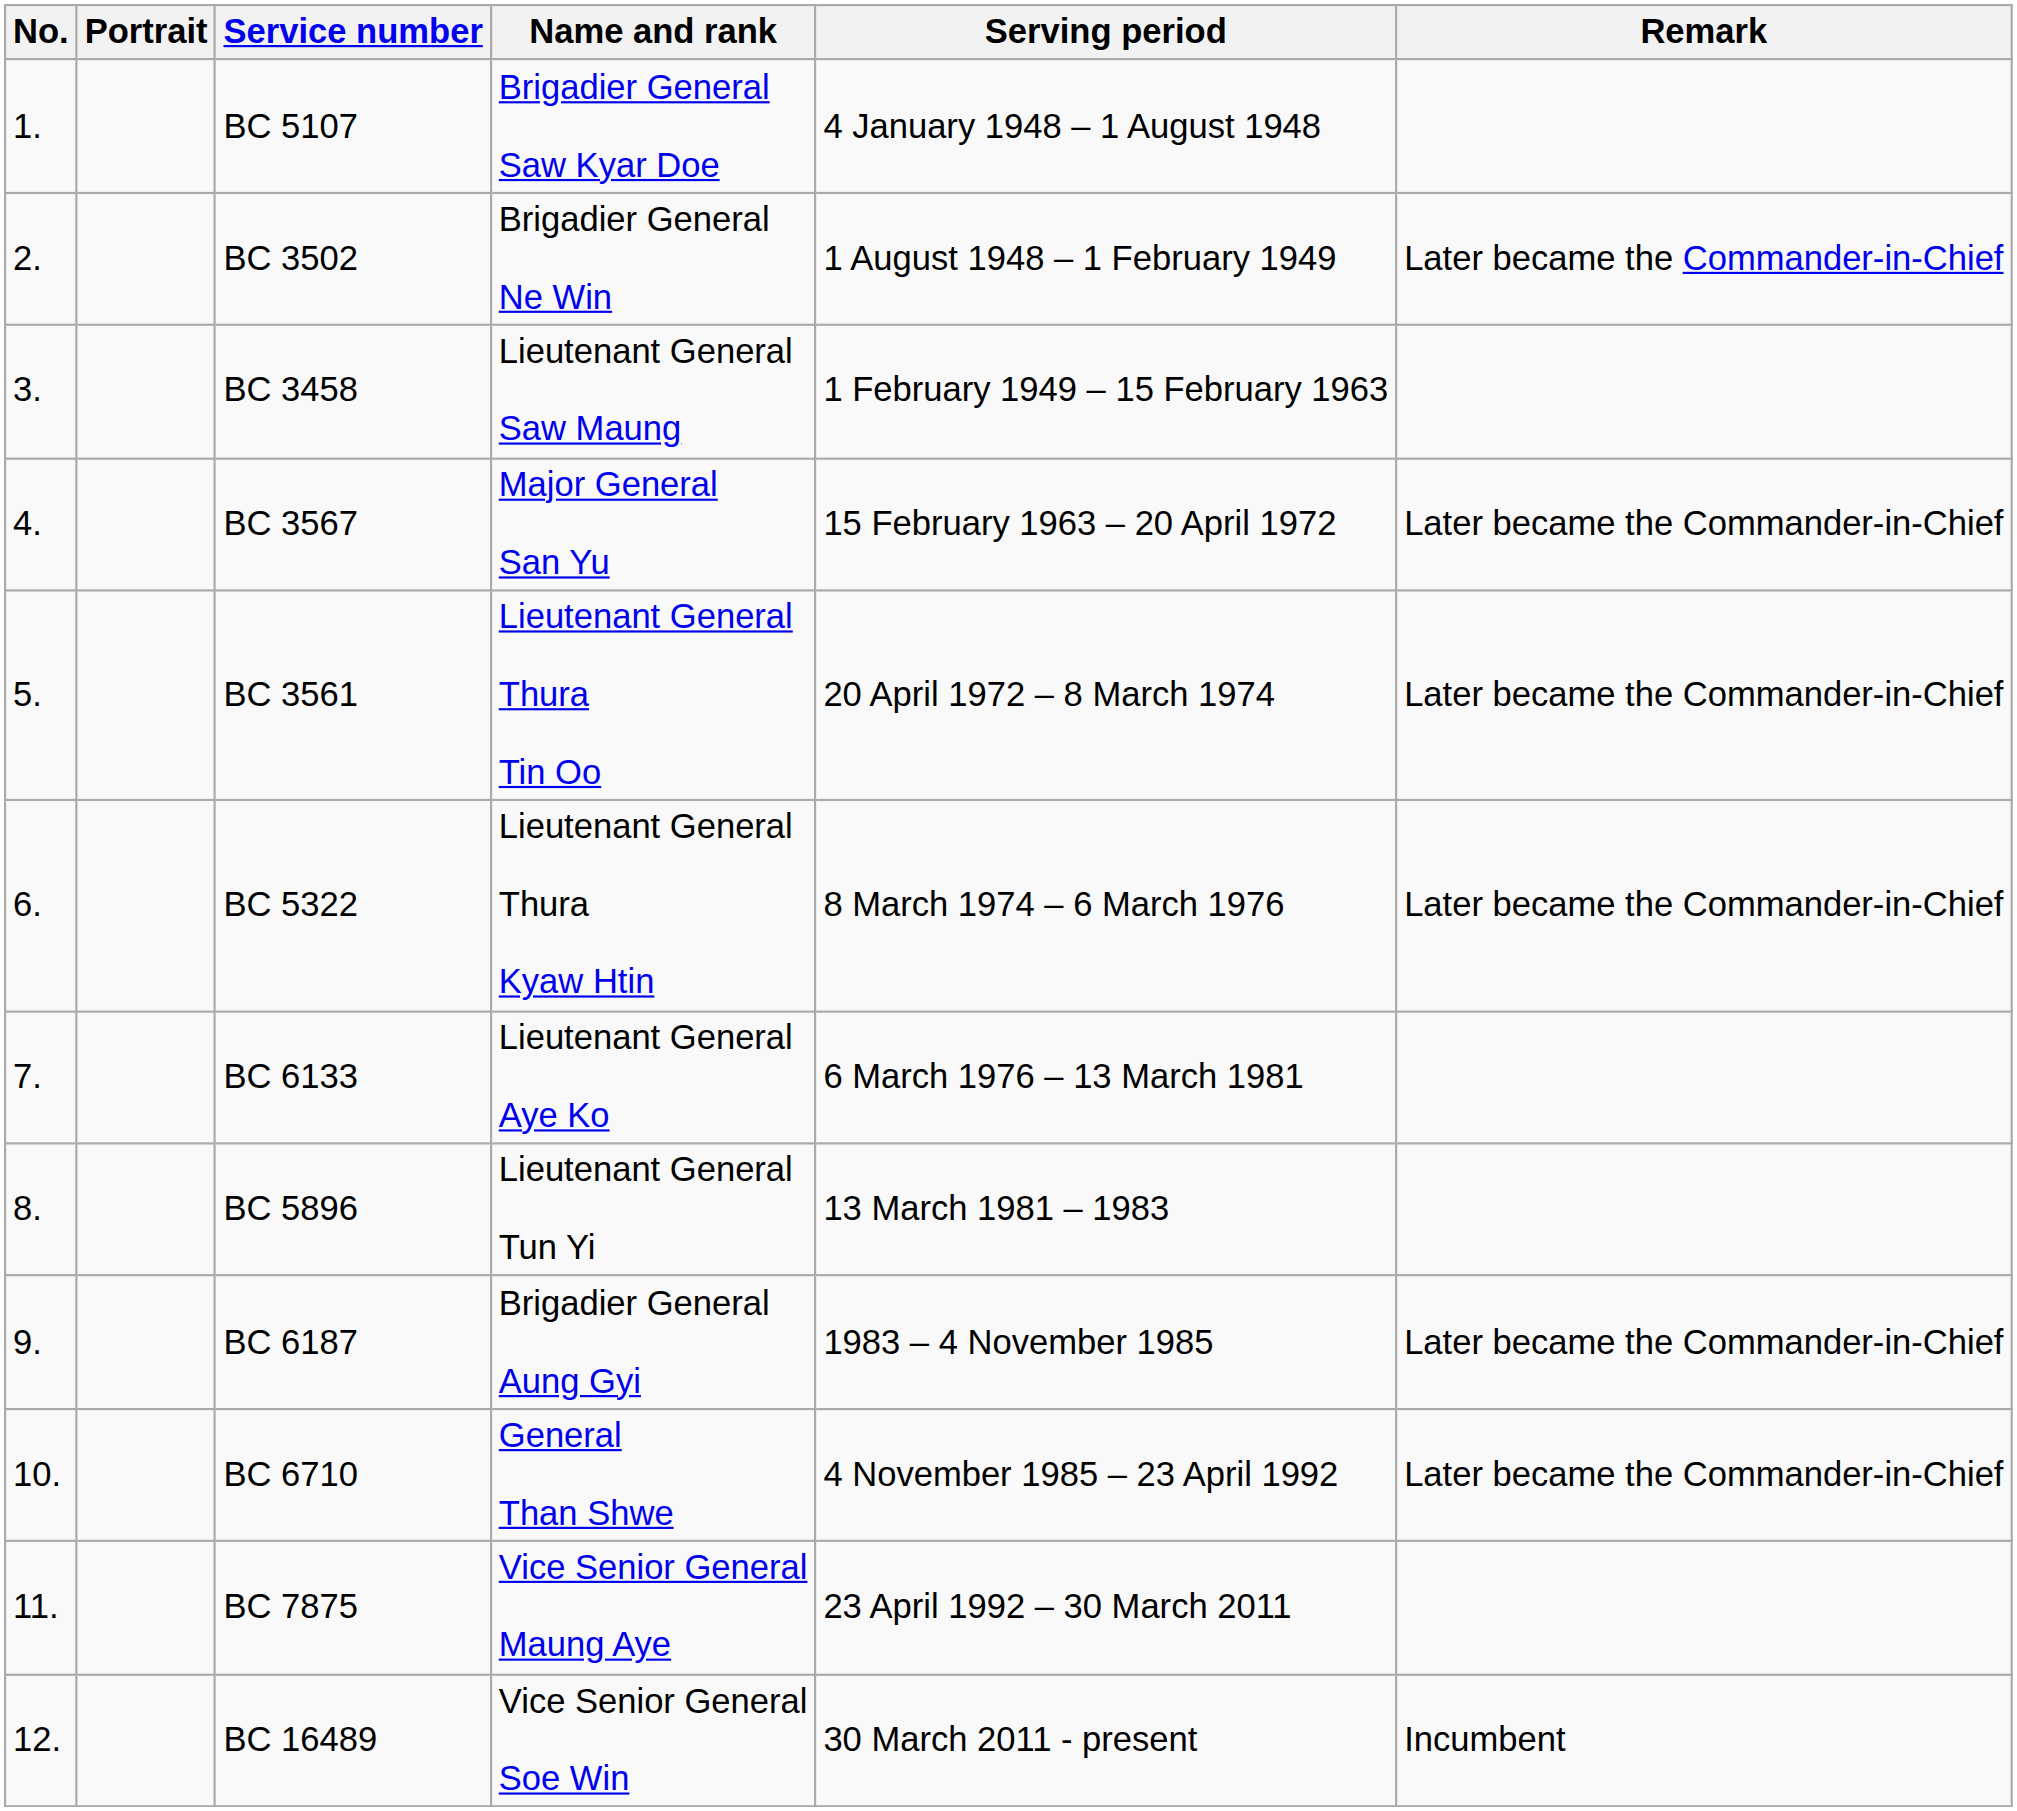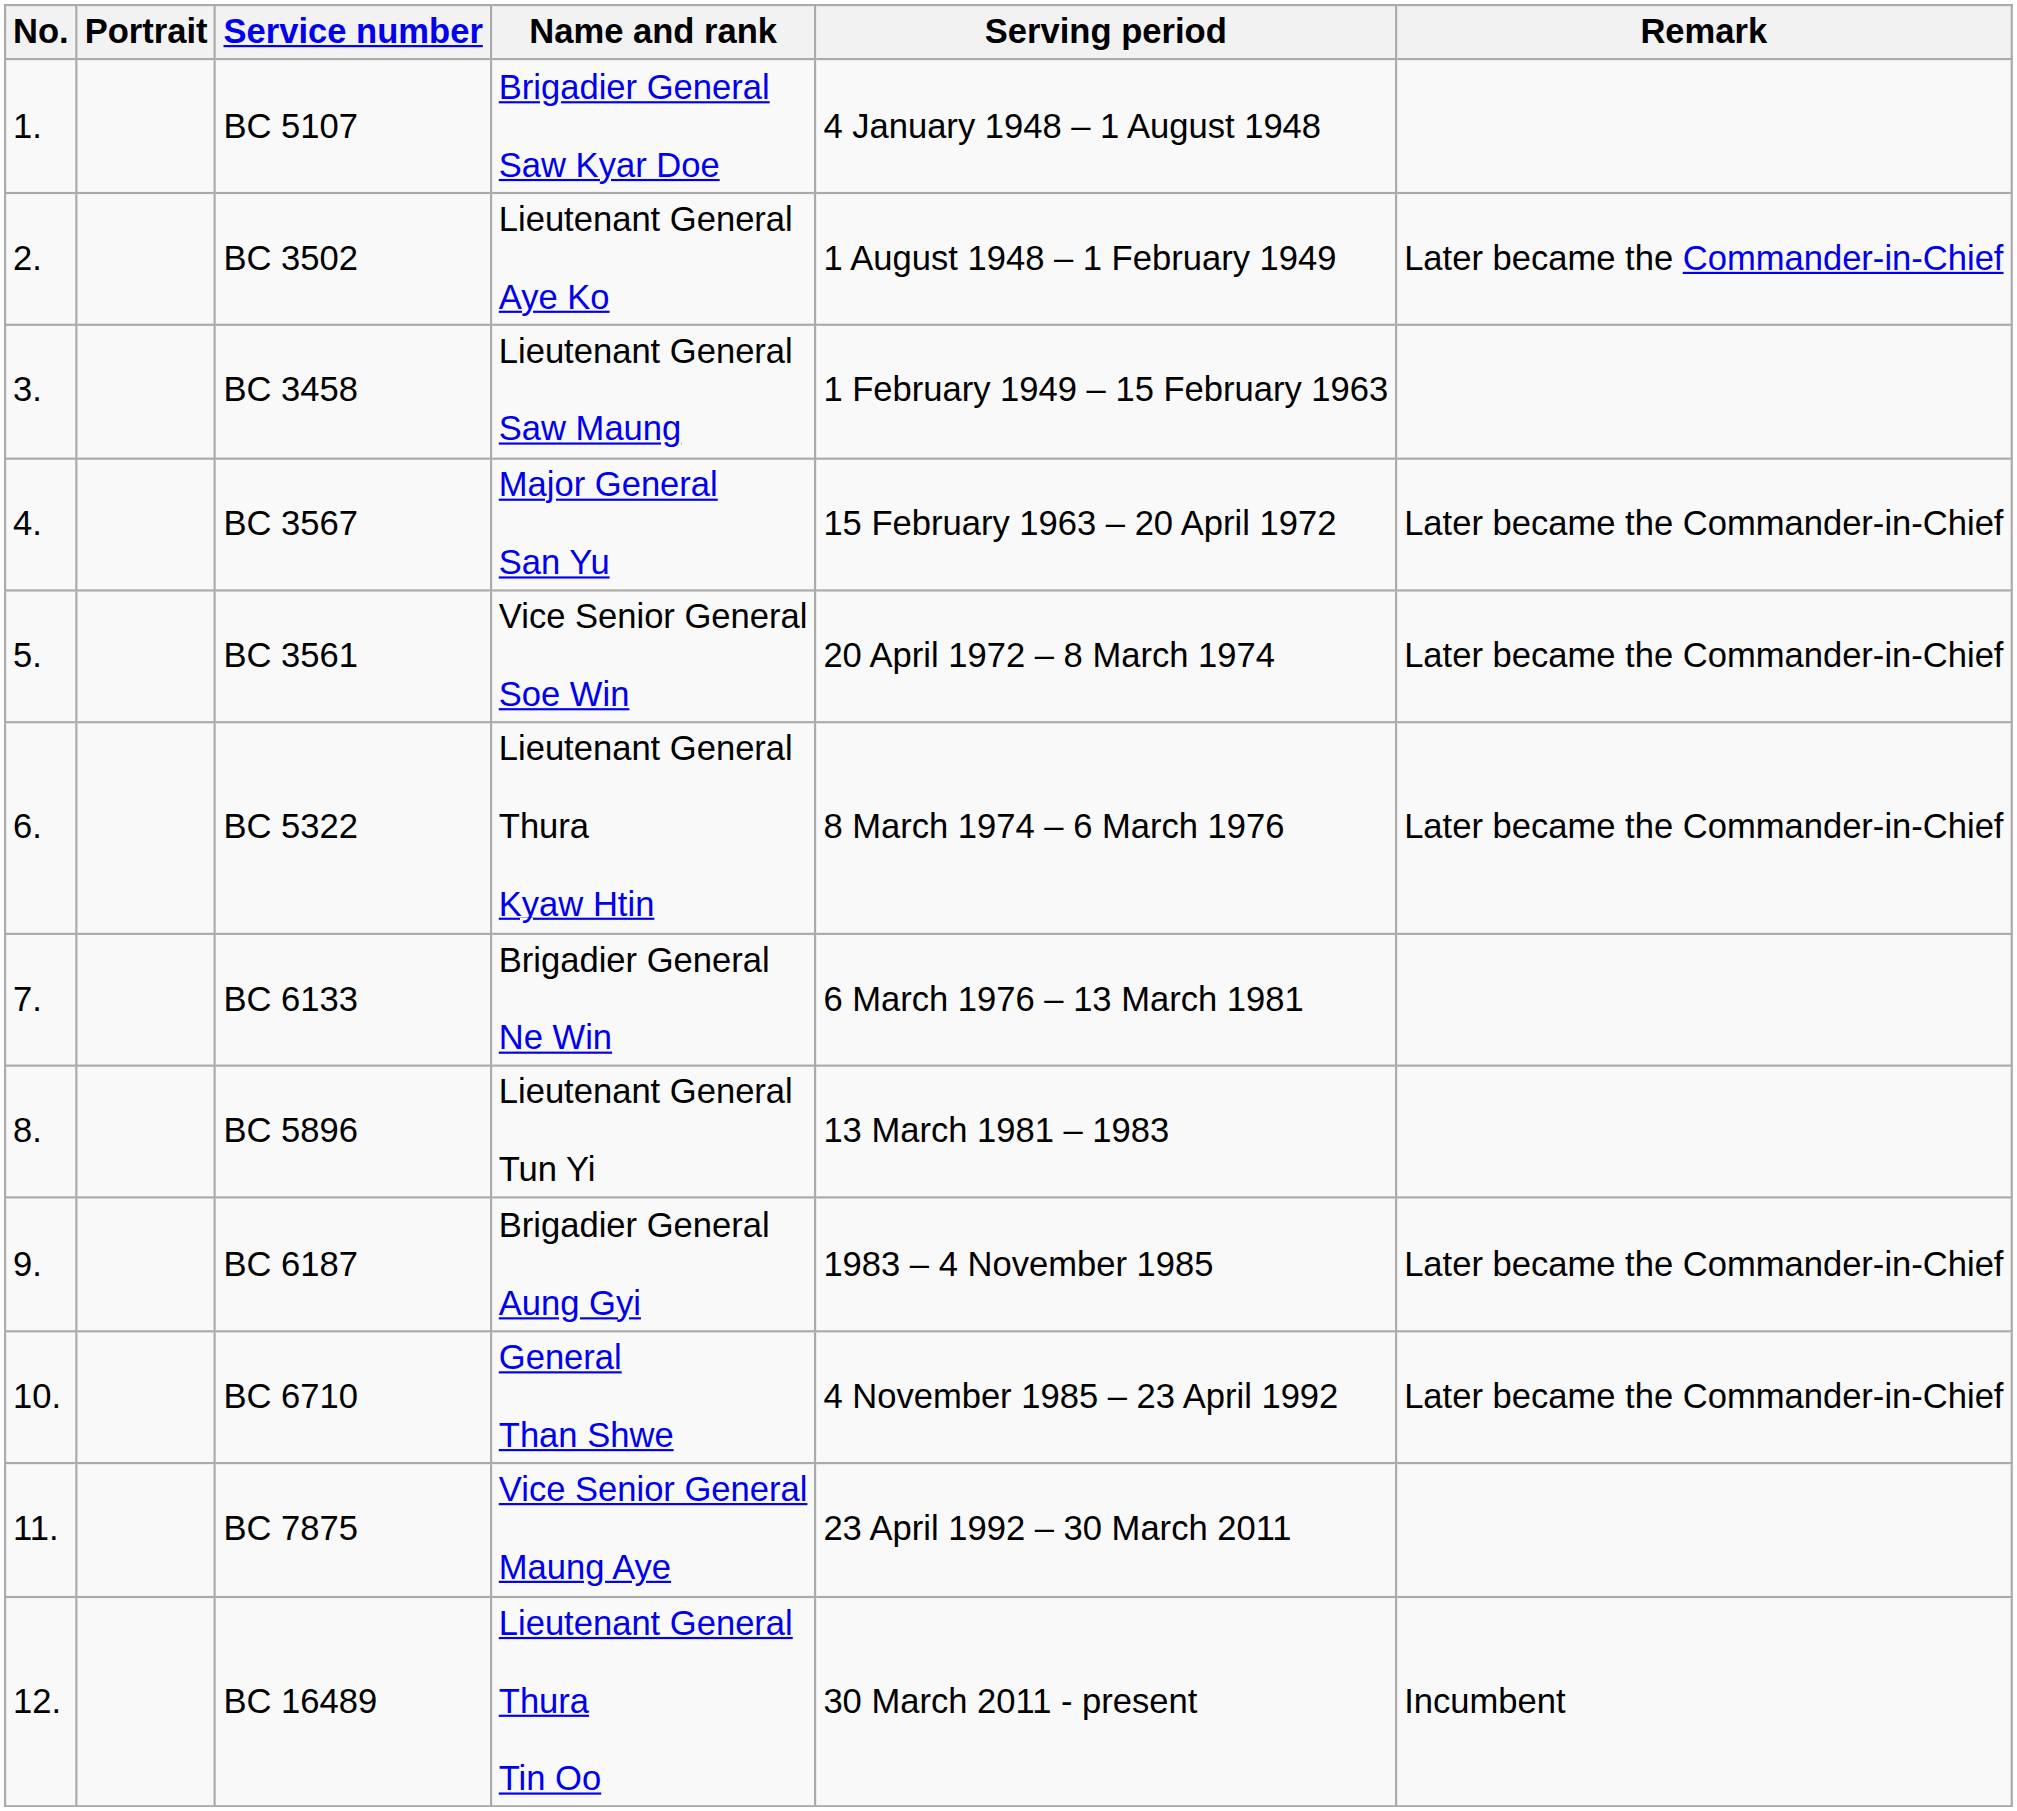(634, 258) Brigadier General Ne Win -> (646, 258) Lieutenant General Aye Ko
(646, 694) Lieutenant General Thura Tin Oo -> (653, 655) Vice Senior General Soe Win
(646, 1076) Lieutenant General Aye Ko -> (634, 998) Brigadier General Ne Win
(653, 1739) Vice Senior General Soe Win -> (646, 1700) Lieutenant General Thura Tin Oo
